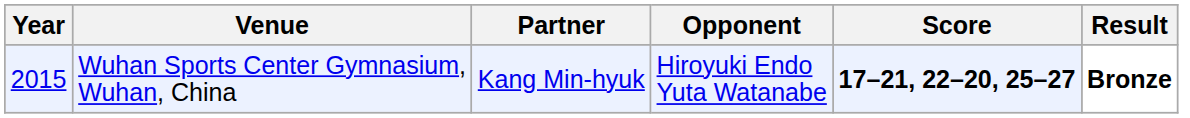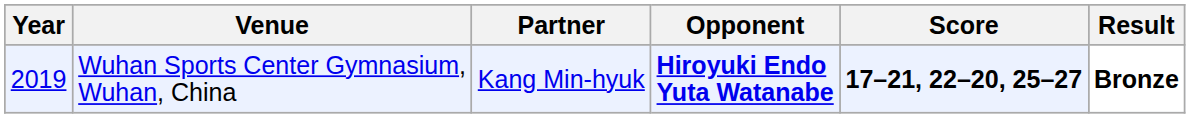(39, 79) 2015 -> (39, 79) 2019
(742, 79) normal -> (745, 79) bold
